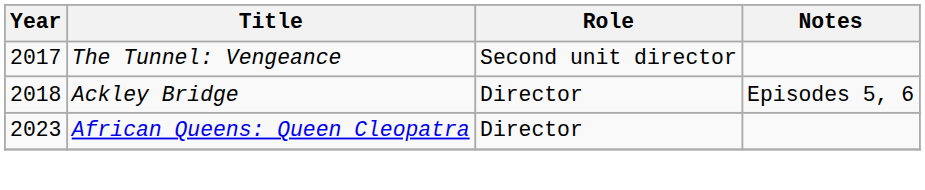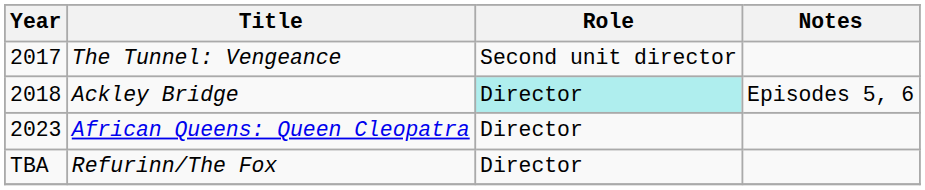(531, 95) no background -> (531, 95) paleturquoise background
+ row: (174, 166)
